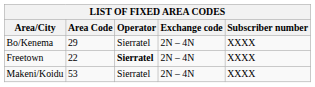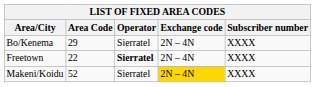(73, 74) 53 -> (73, 74) 52
(177, 74) no background -> (177, 74) gold background
